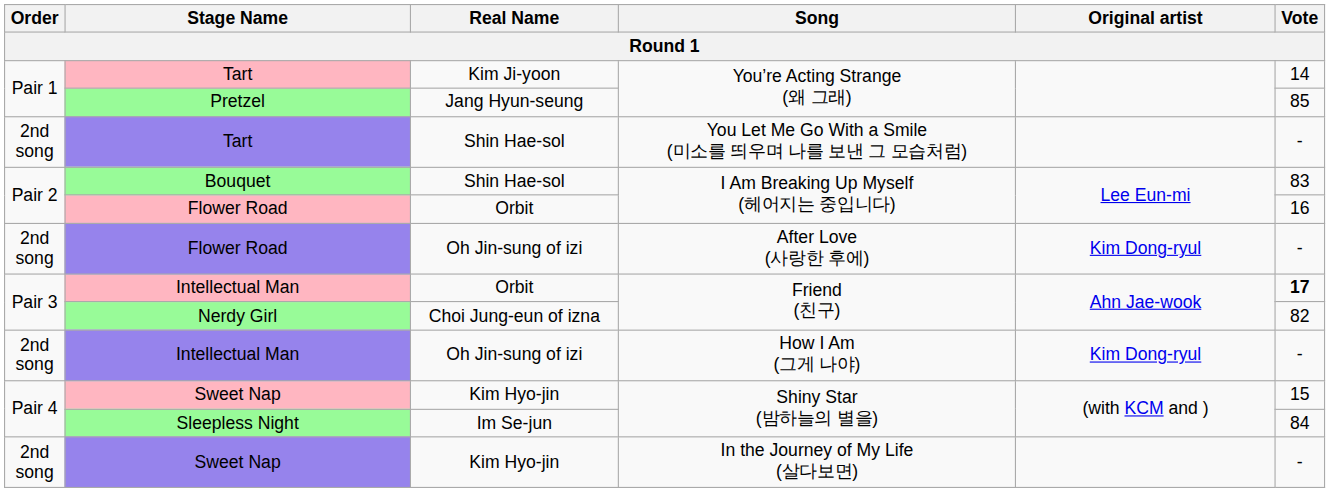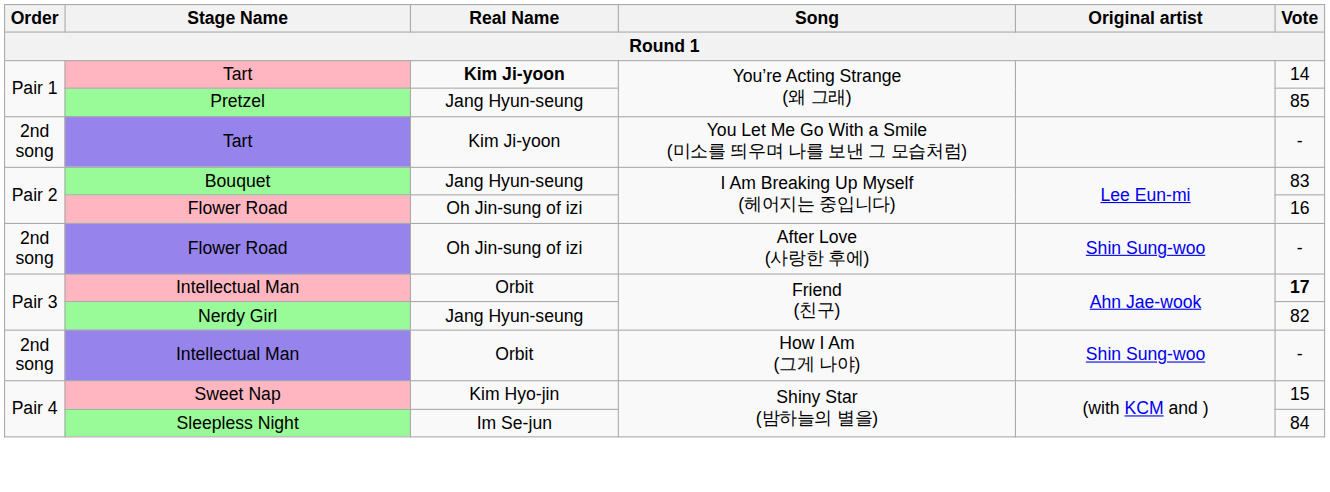(514, 74) normal -> (514, 74) bold
(514, 141) Shin Hae-sol -> (514, 141) Kim Ji-yoon
(514, 181) Shin Hae-sol -> (514, 181) Jang Hyun-seung
(514, 209) Orbit -> (514, 209) Oh Jin-sung of izi
(1146, 248) Kim Dong-ryul -> (1146, 248) Shin Sung-woo
(514, 315) Choi Jung-eun of izna -> (514, 315) Jang Hyun-seung
(514, 355) Oh Jin-sung of izi -> (514, 355) Orbit
(1146, 355) Kim Dong-ryul -> (1146, 355) Shin Sung-woo
- row: (238, 462)
